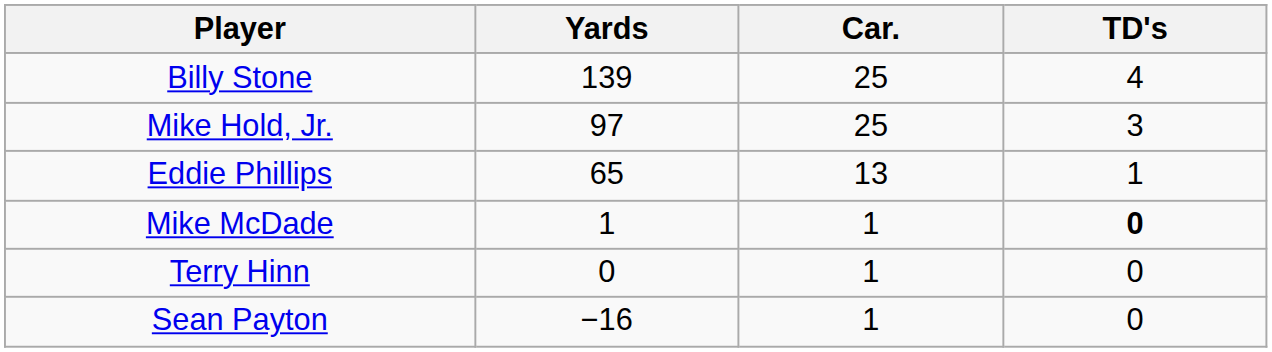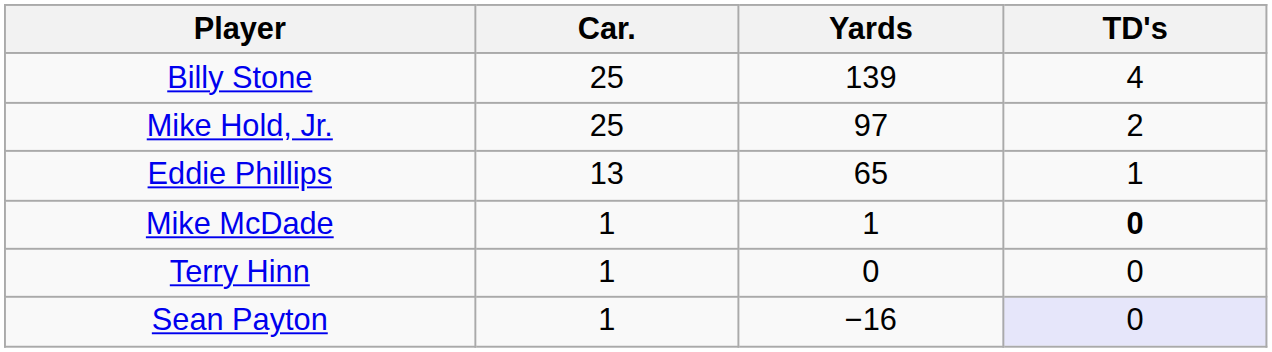columns swapped: (871, 28) <-> (607, 28)
(1135, 126) 3 -> (1135, 126) 2
(1135, 321) no background -> (1135, 321) lavender background
